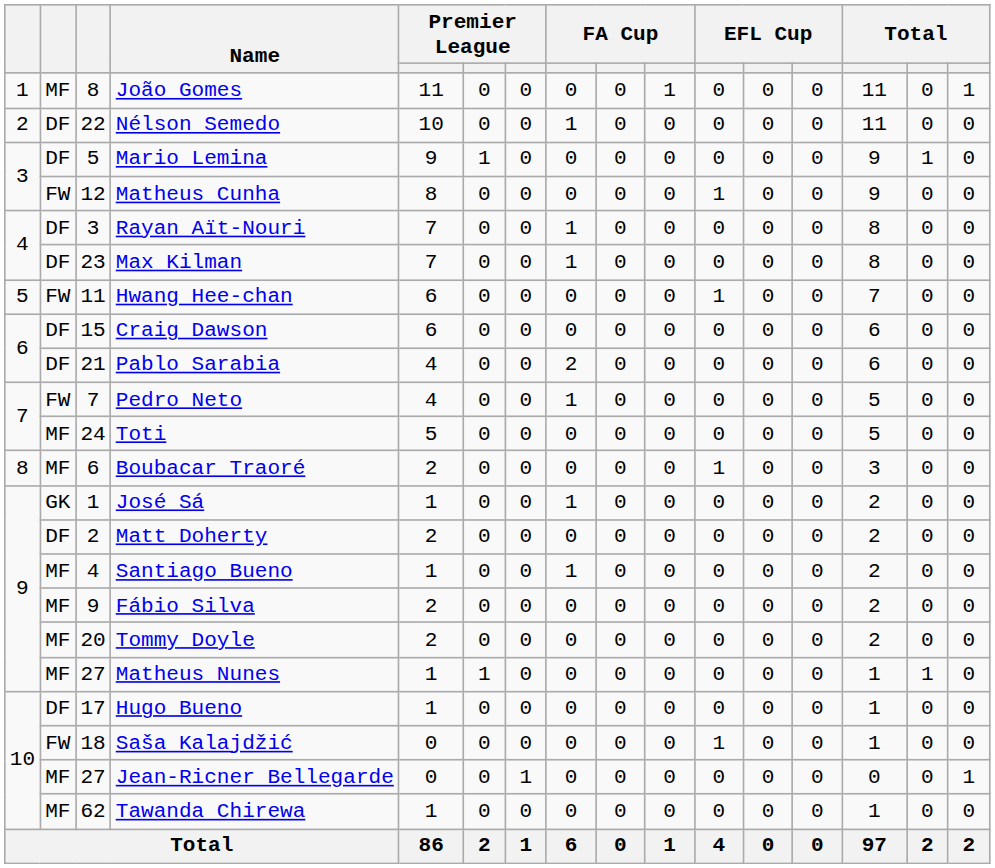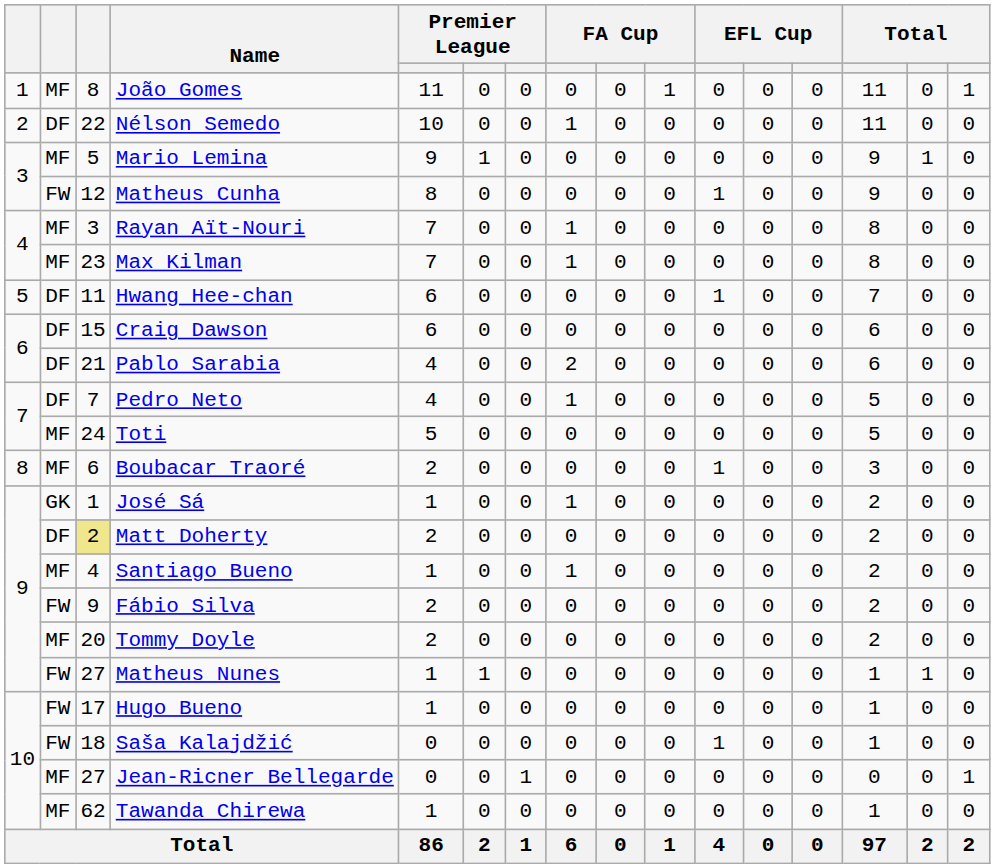(58, 159) DF -> (58, 159) MF
(58, 228) DF -> (58, 228) MF
(58, 262) DF -> (58, 262) MF
(58, 297) FW -> (58, 297) DF
(58, 400) FW -> (58, 400) DF
(93, 537) no background -> (93, 537) khaki background
(58, 605) MF -> (58, 605) FW
(58, 674) MF -> (58, 674) FW
(58, 708) DF -> (58, 708) FW
